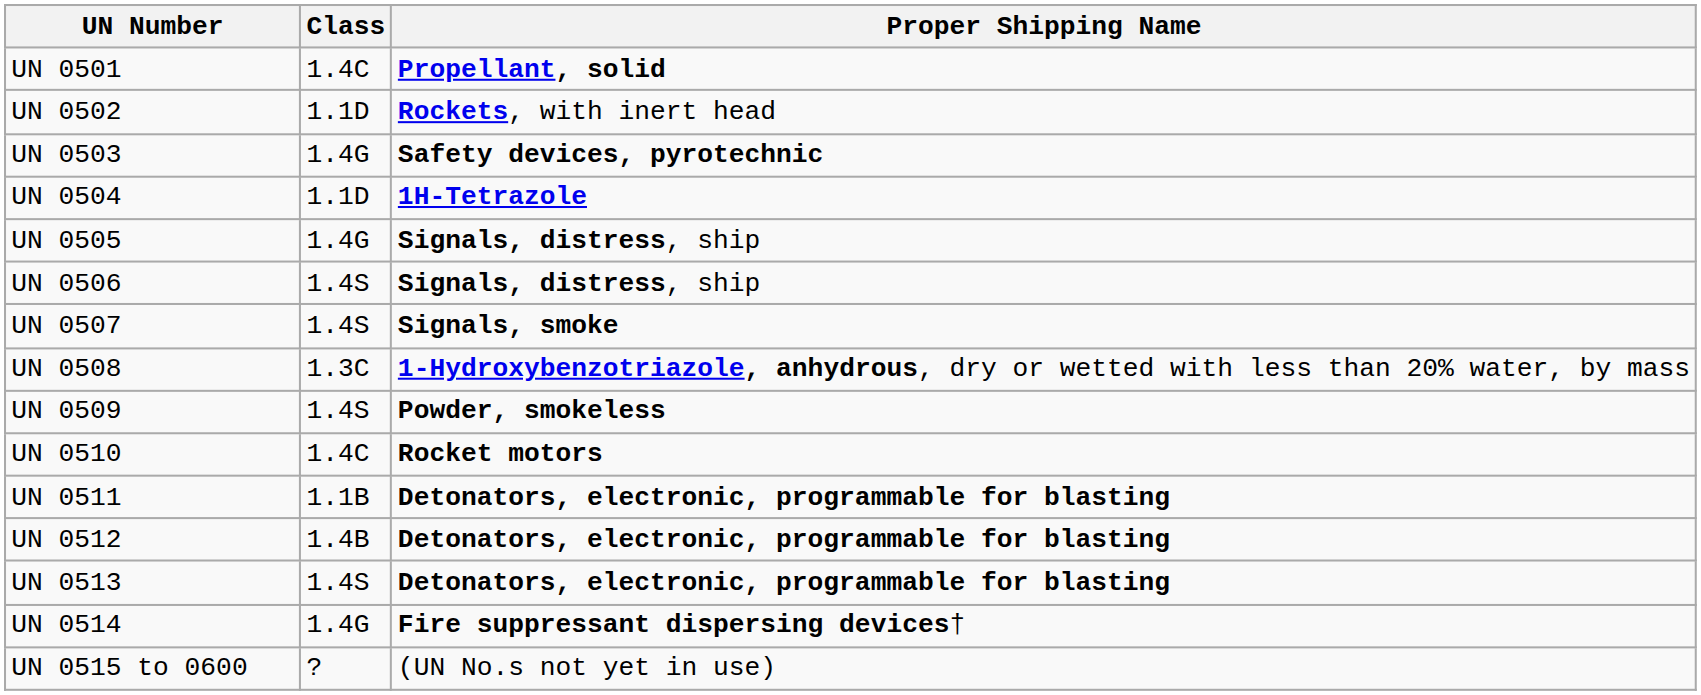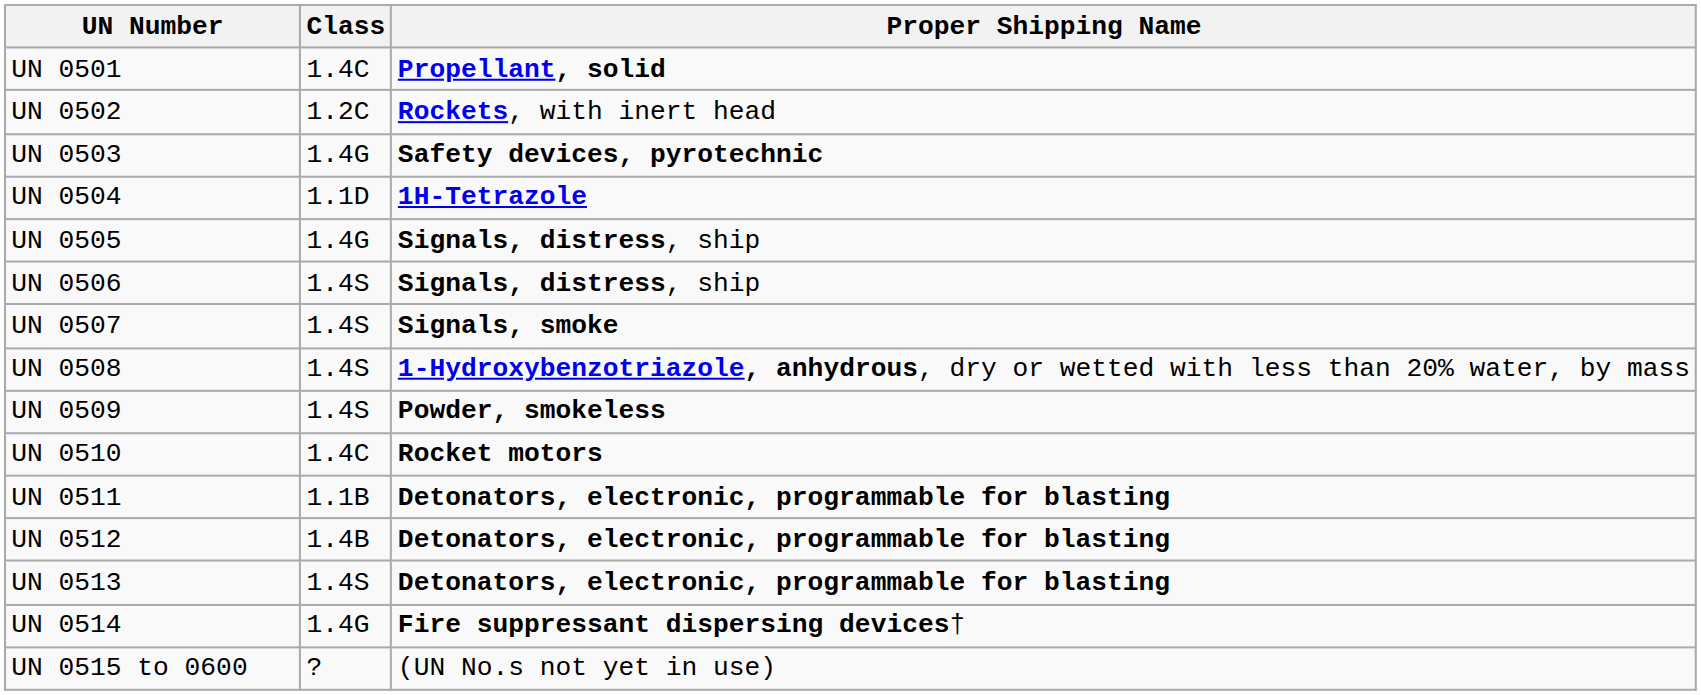(338, 112) 1.1D -> (338, 112) 1.2C
(338, 369) 1.3C -> (338, 369) 1.4S
